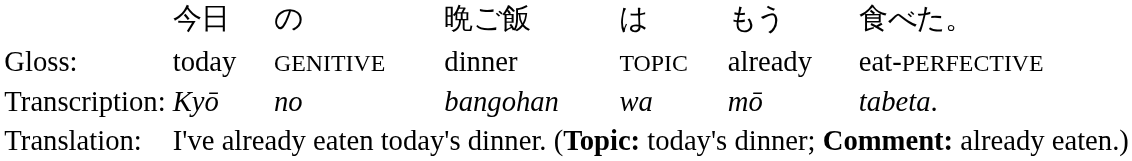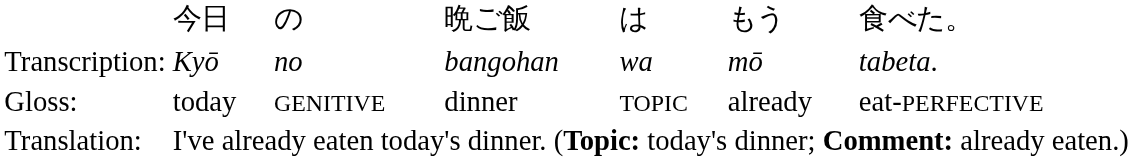rows swapped: (85, 101) <-> (41, 61)
